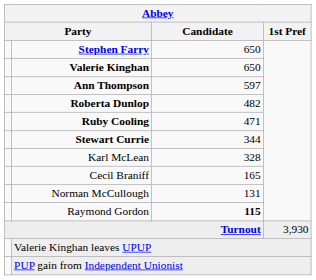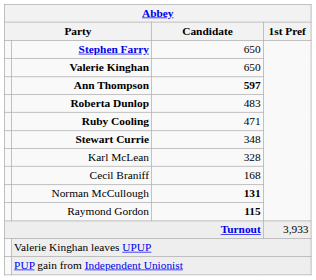(252, 85) normal -> (252, 85) bold
(252, 103) 482 -> (252, 103) 483
(252, 139) 344 -> (252, 139) 348
(252, 175) 165 -> (252, 175) 168
(252, 193) normal -> (252, 193) bold
(296, 229) 3,930 -> (296, 229) 3,933
